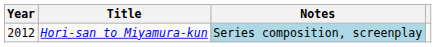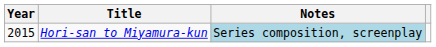(21, 33) 2012 -> (21, 33) 2015
